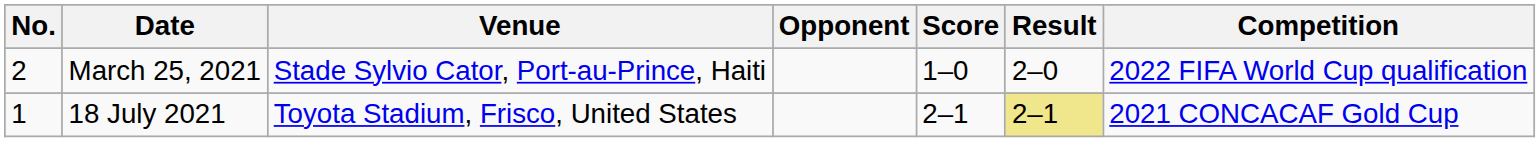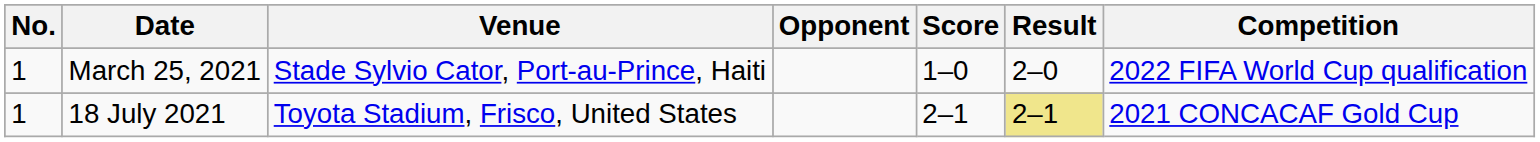(19, 70) 2 -> (19, 70) 1
